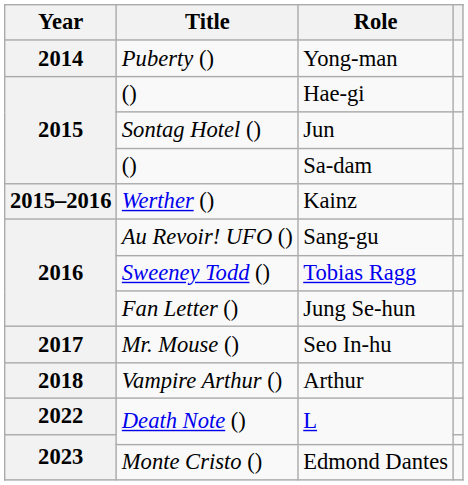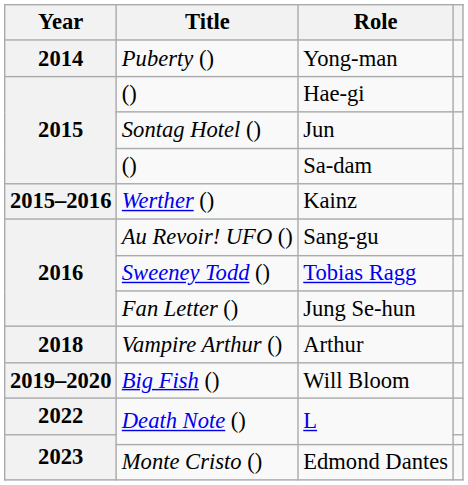- row: (61, 344)
+ row: (61, 380)
